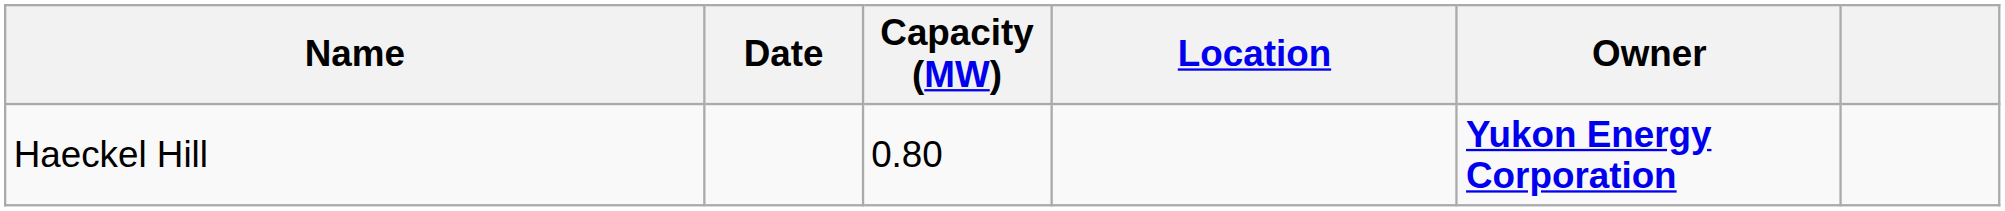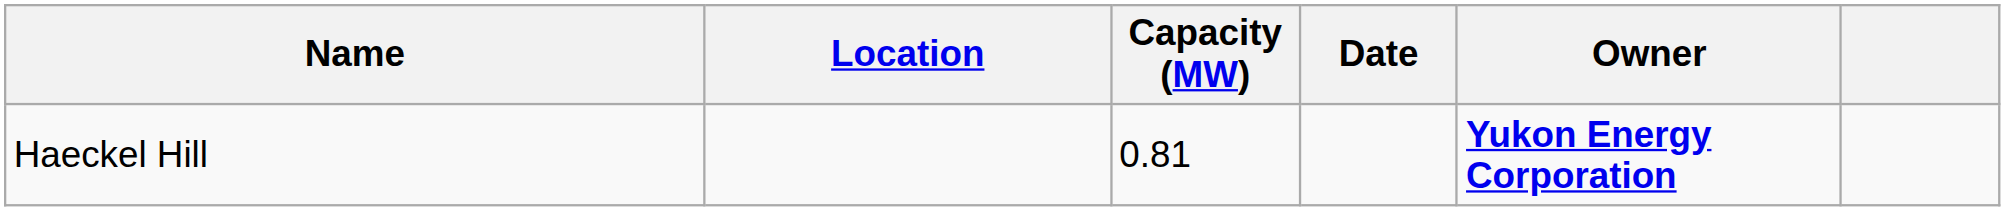columns swapped: (1254, 54) <-> (784, 54)
(907, 154) 0.80 -> (1155, 154) 0.81
